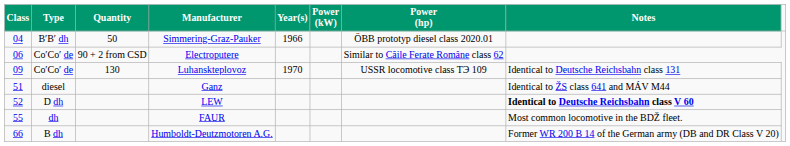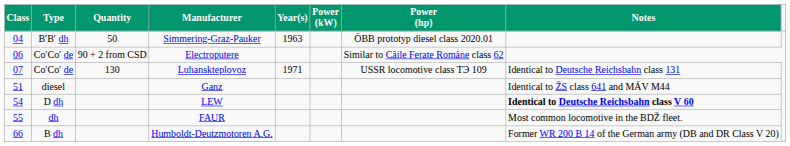(292, 39) 1966 -> (292, 39) 1963
(18, 70) 09 -> (18, 70) 07
(292, 70) 1970 -> (292, 70) 1971
(18, 102) 52 -> (18, 102) 54
